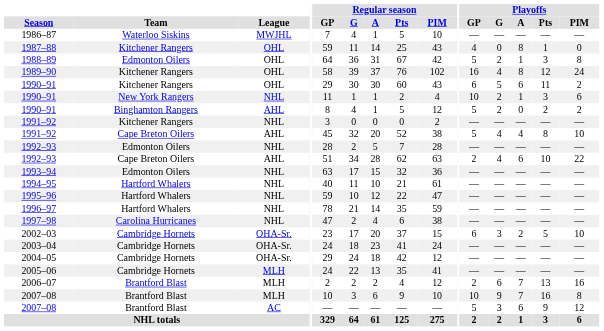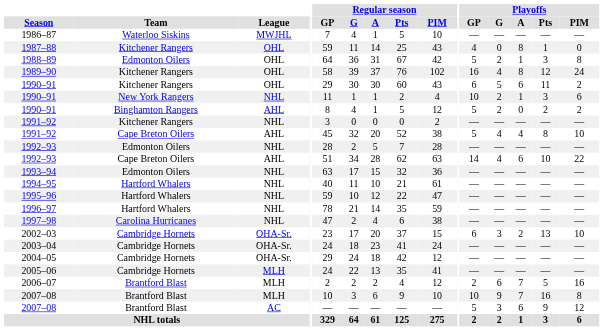(474, 159) 2 -> (474, 159) 14
(545, 233) 5 -> (545, 233) 13
(545, 283) 13 -> (545, 283) 5
